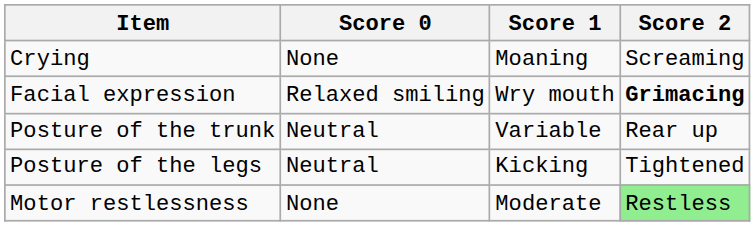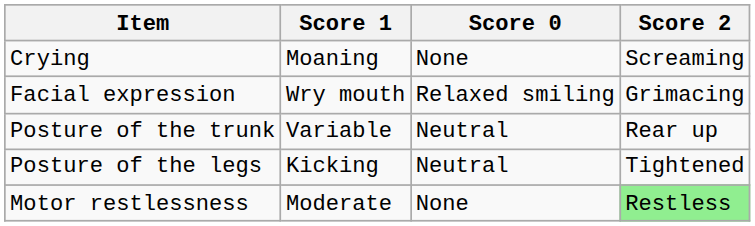columns swapped: (385, 23) <-> (555, 23)
(685, 95) bold -> (685, 95) normal
